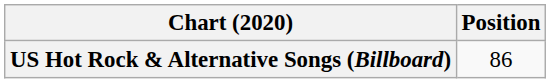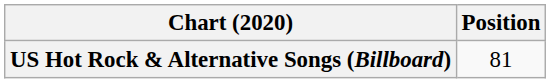(501, 58) 86 -> (501, 58) 81
